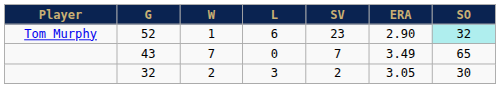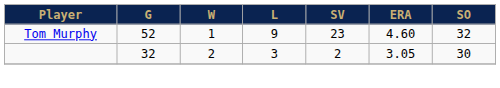(274, 34) 6 -> (274, 34) 9
(401, 34) 2.90 -> (401, 34) 4.60
(464, 34) paleturquoise background -> (464, 34) no background
- row: (148, 54)
